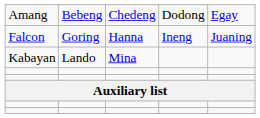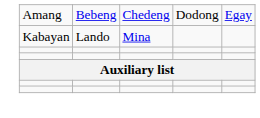- row: (26, 36)
